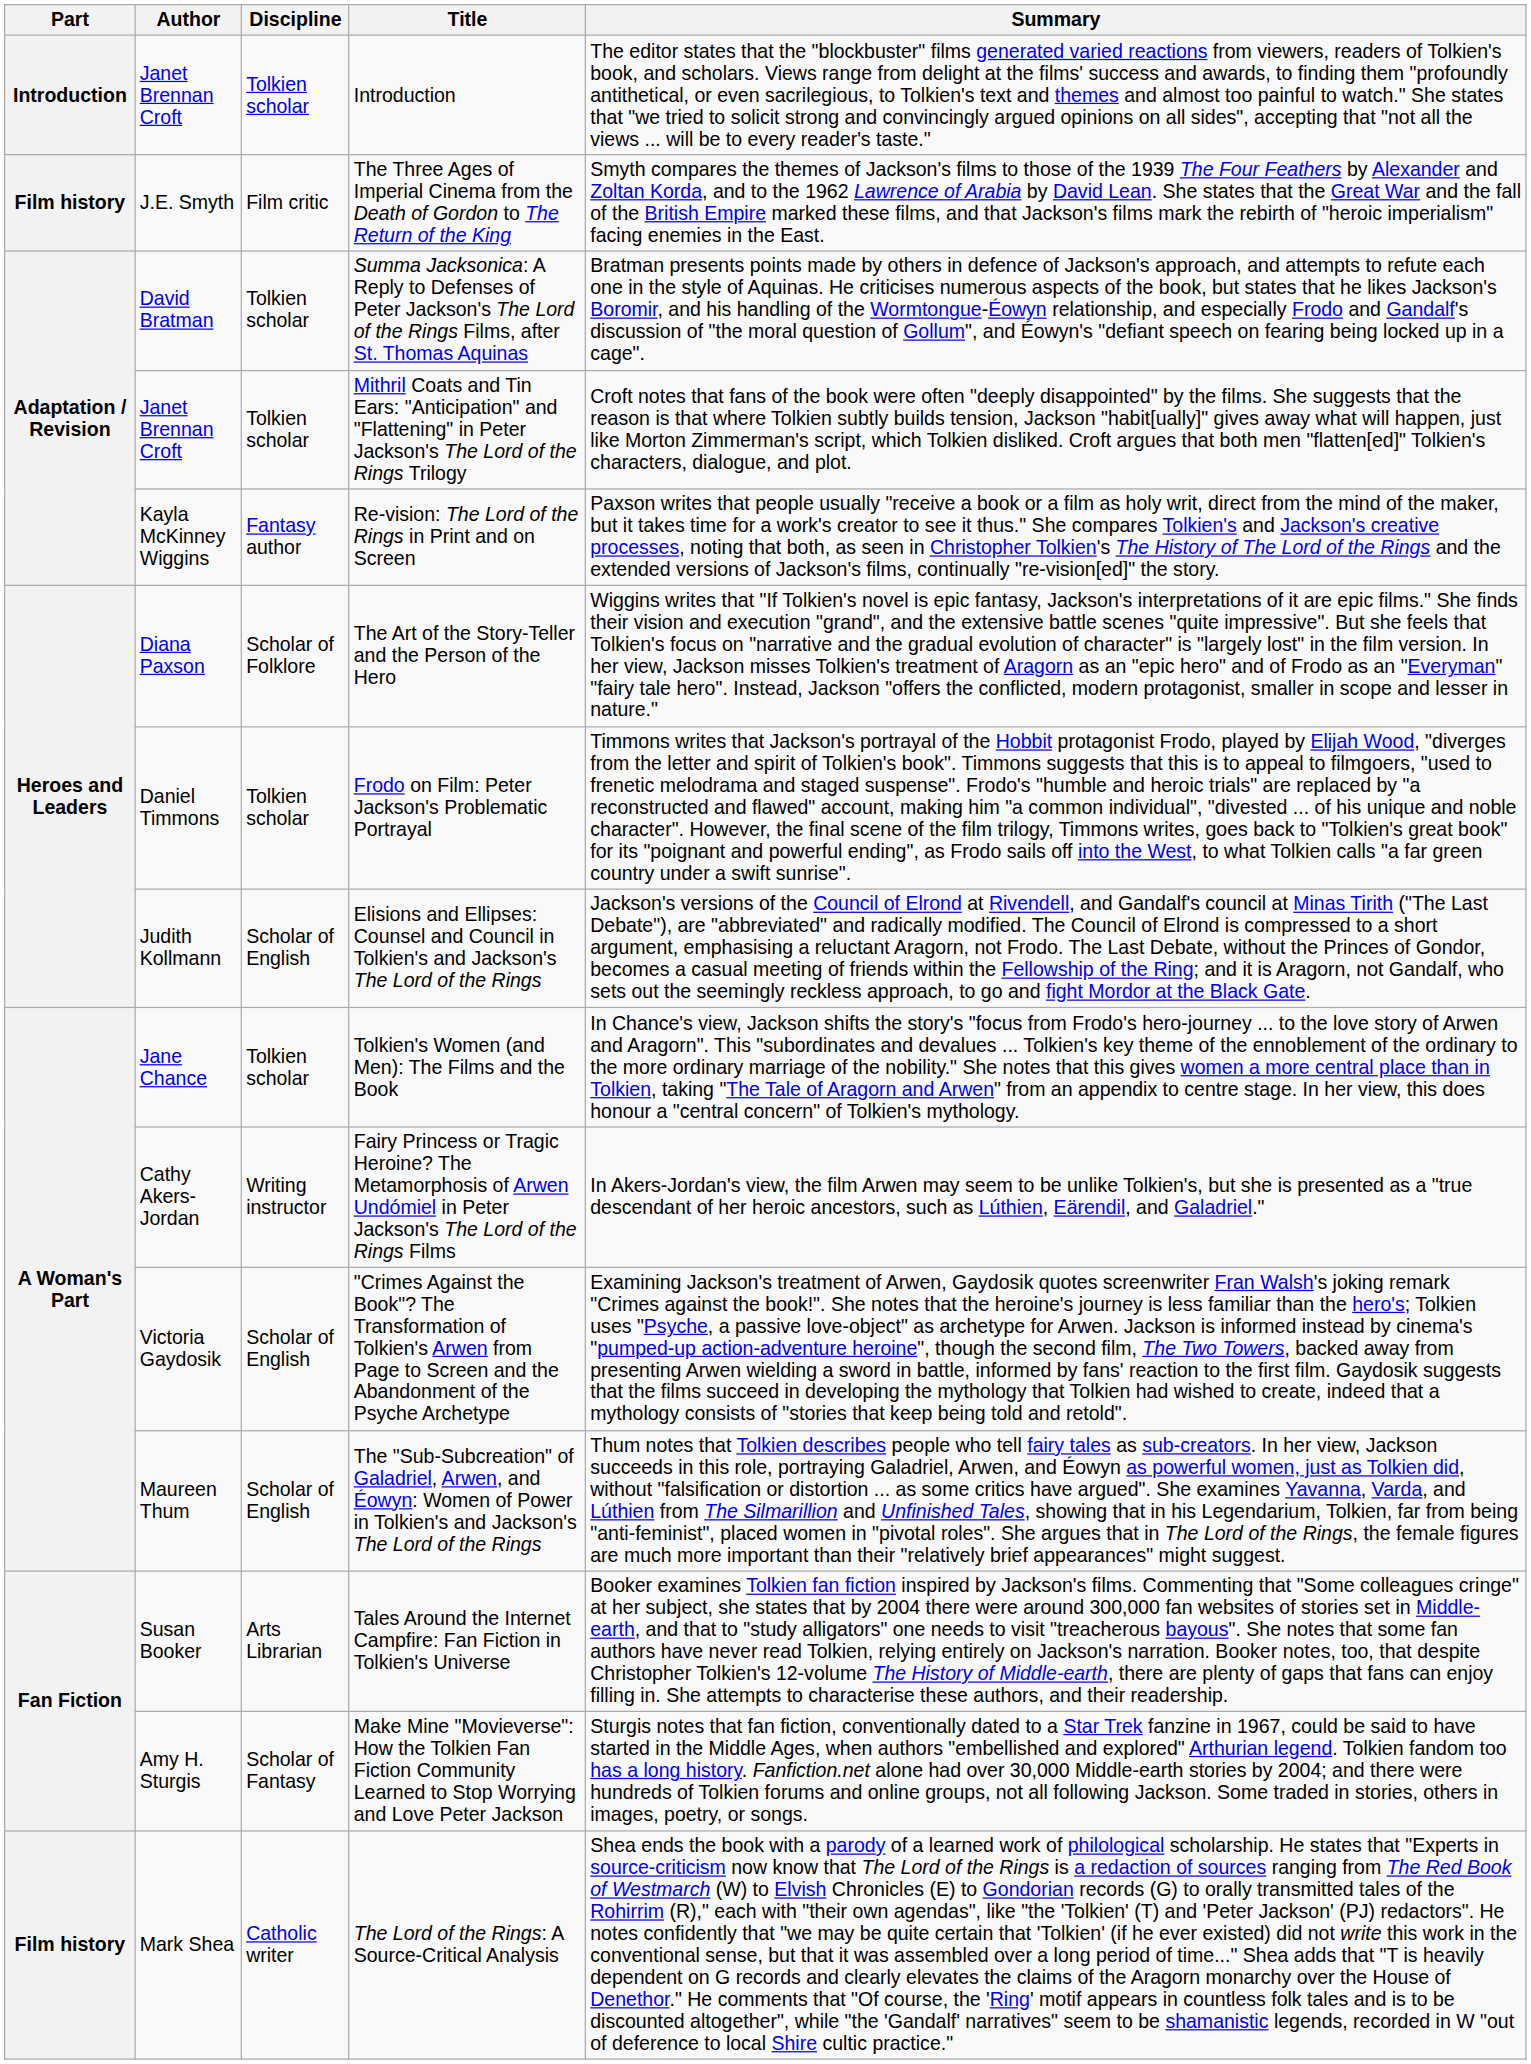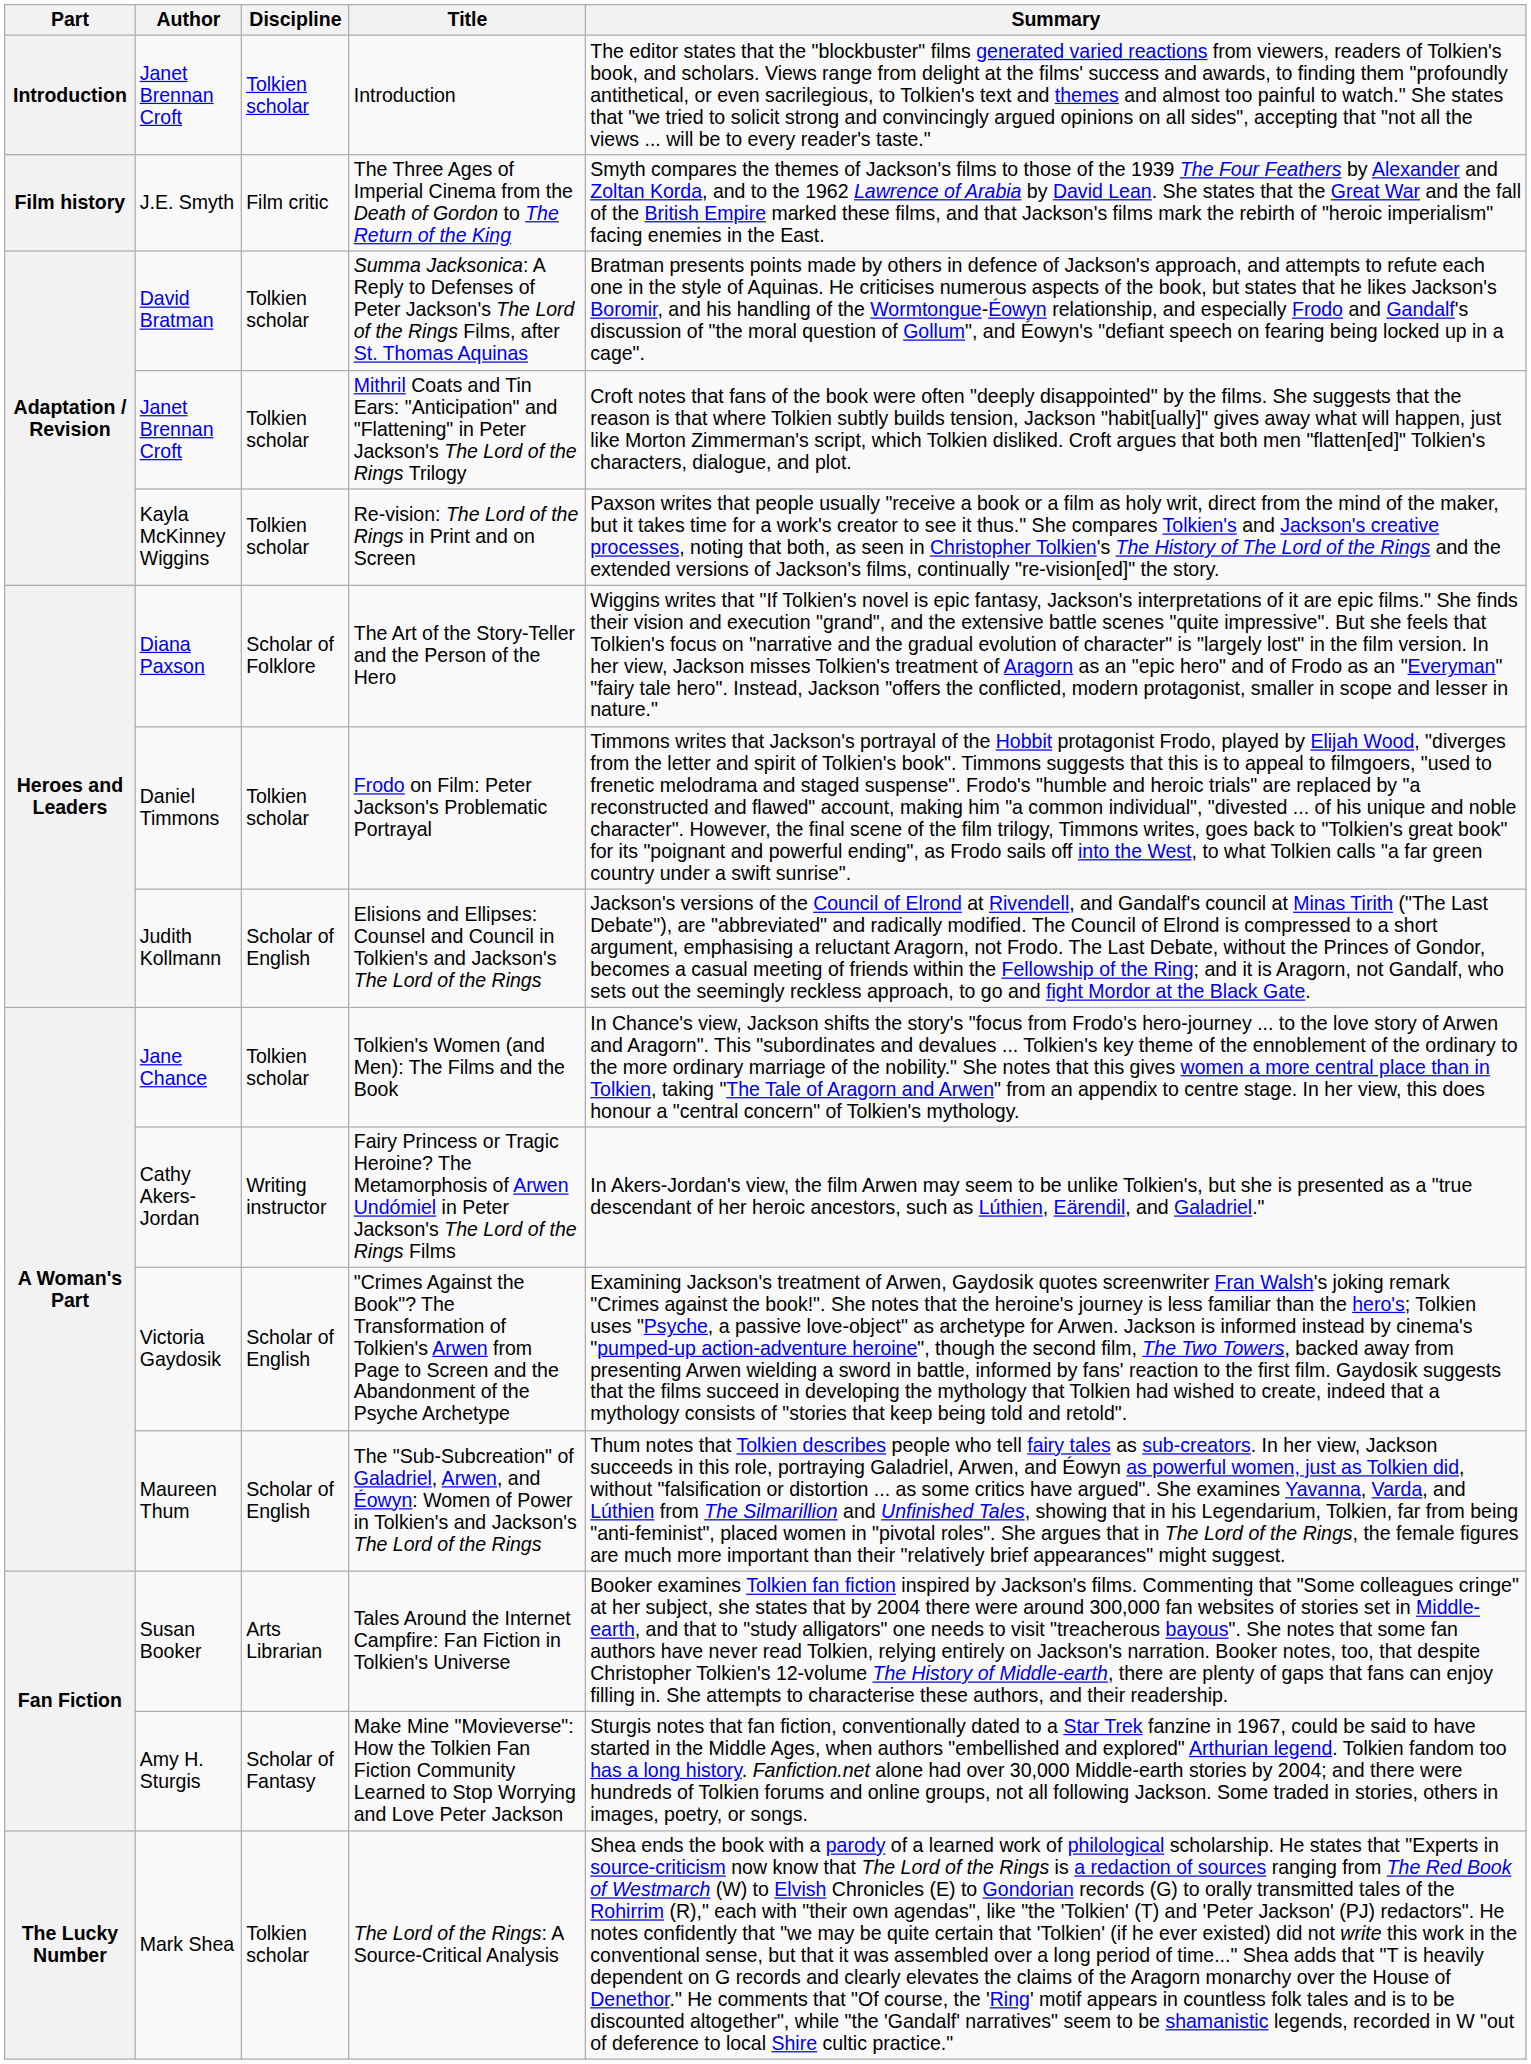(281, 537) Fantasy author -> (278, 537) Tolkien scholar
(70, 1944) Film history -> (70, 1944) The Lucky Number
(281, 1944) Catholic writer -> (278, 1944) Tolkien scholar
